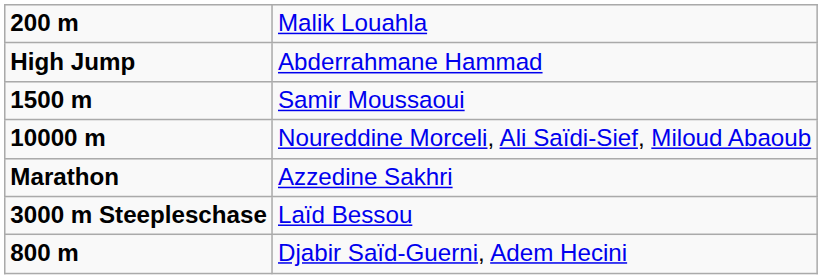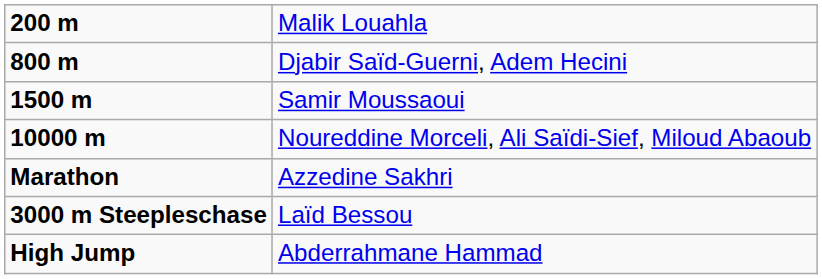rows swapped: (45, 253) <-> (73, 61)
